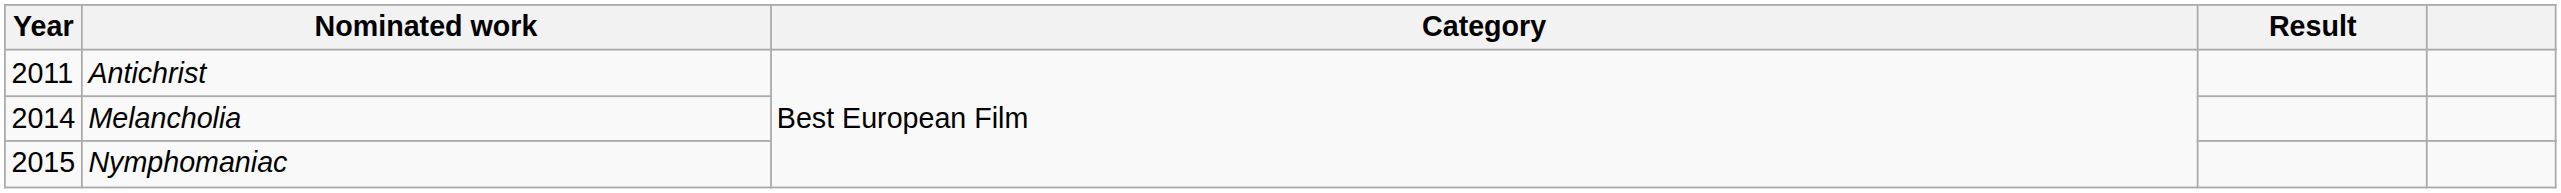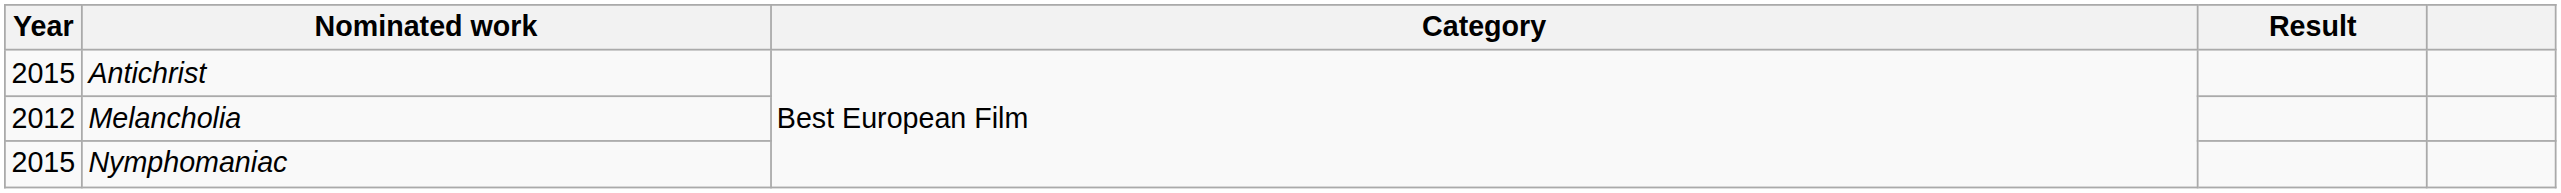(42, 72) 2011 -> (43, 72) 2015
(43, 118) 2014 -> (43, 118) 2012
